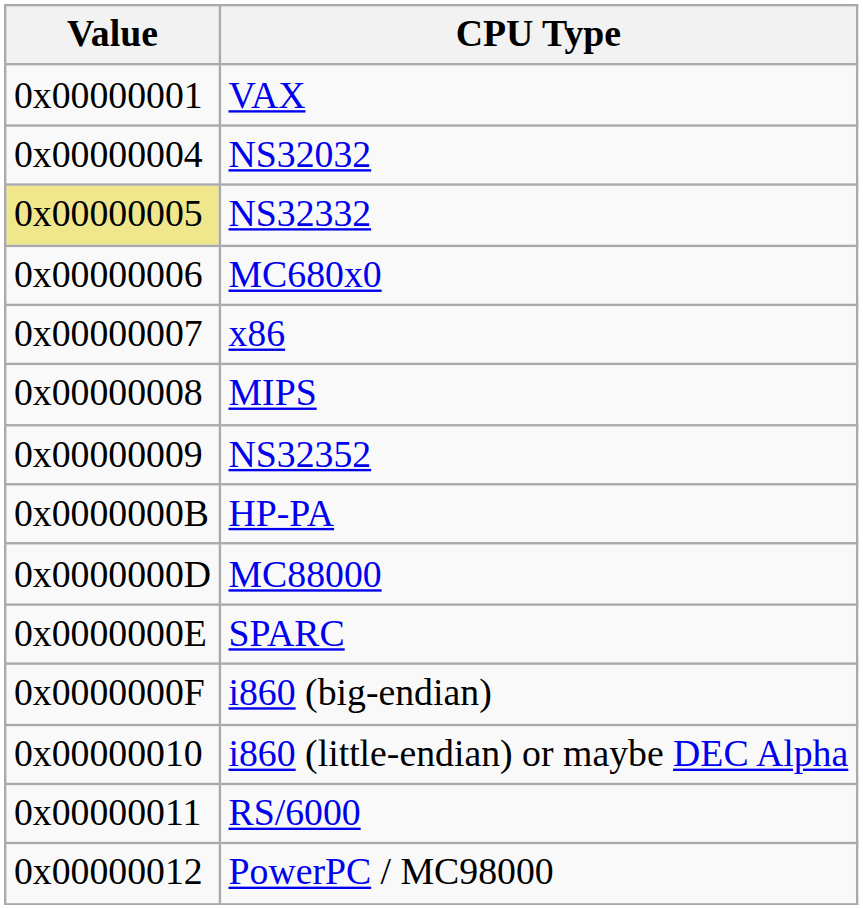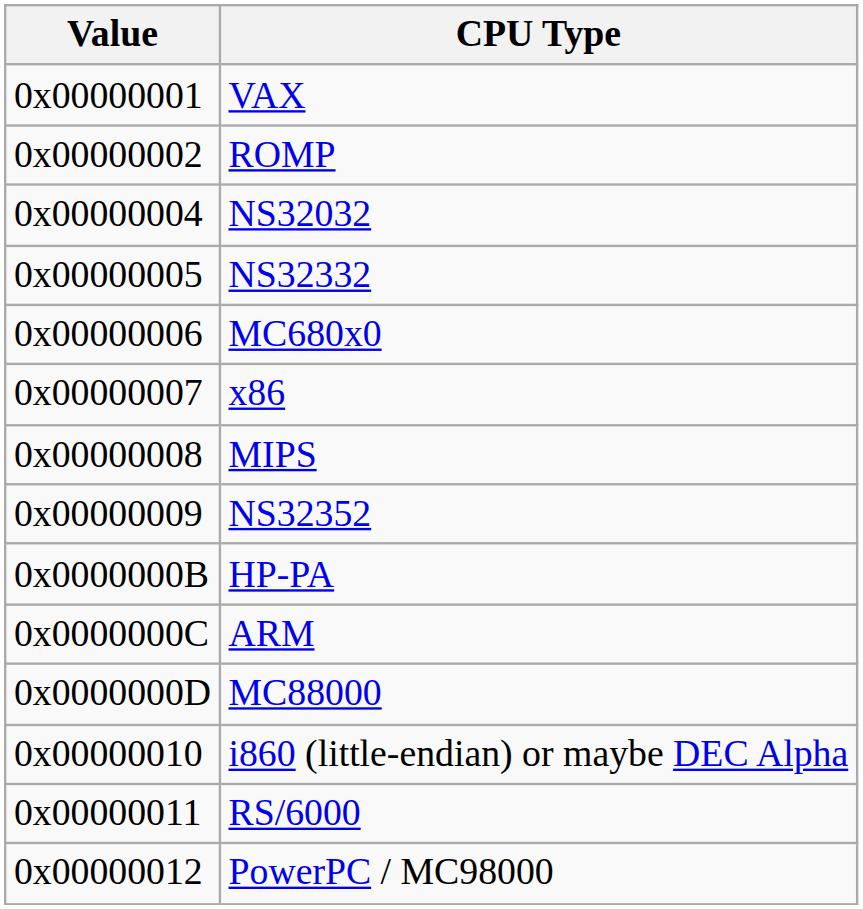+ row: (282, 154)
(108, 214) khaki background -> (108, 273) no background
+ row: (272, 633)
- row: (287, 633)
- row: (360, 693)
